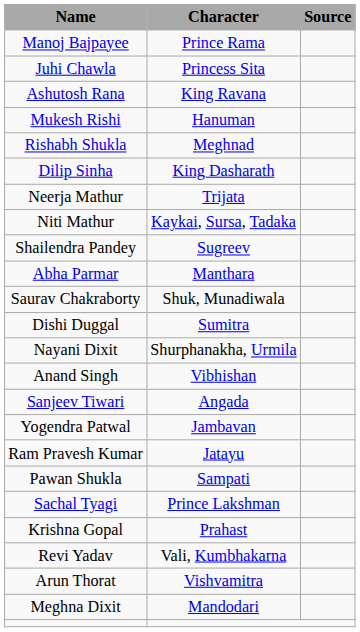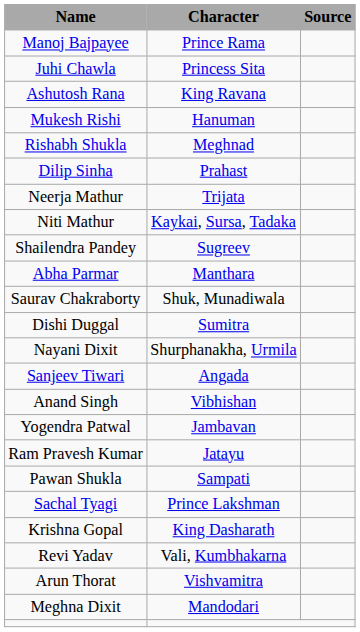(224, 171) King Dasharath -> (224, 171) Prahast
rows swapped: (76, 376) <-> (76, 401)
(224, 529) Prahast -> (224, 529) King Dasharath
